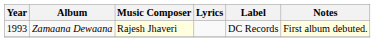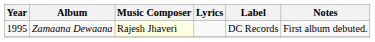(17, 28) 1993 -> (17, 28) 1995
(325, 28) lightyellow background -> (325, 28) no background
